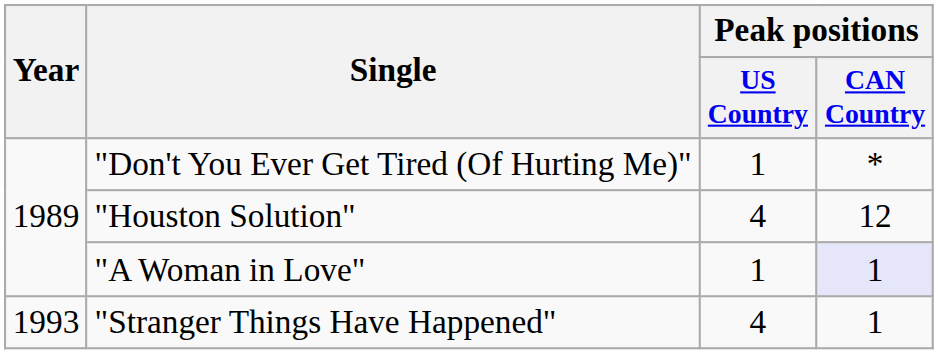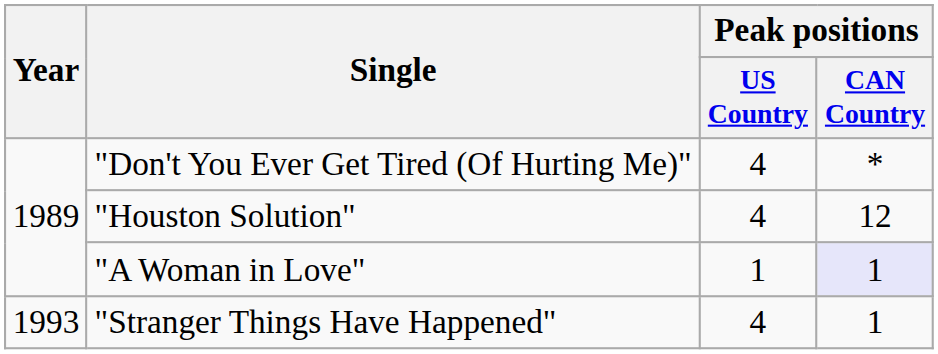(758, 163) 1 -> (758, 163) 4
